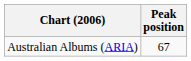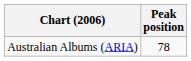(164, 46) 67 -> (164, 46) 78
